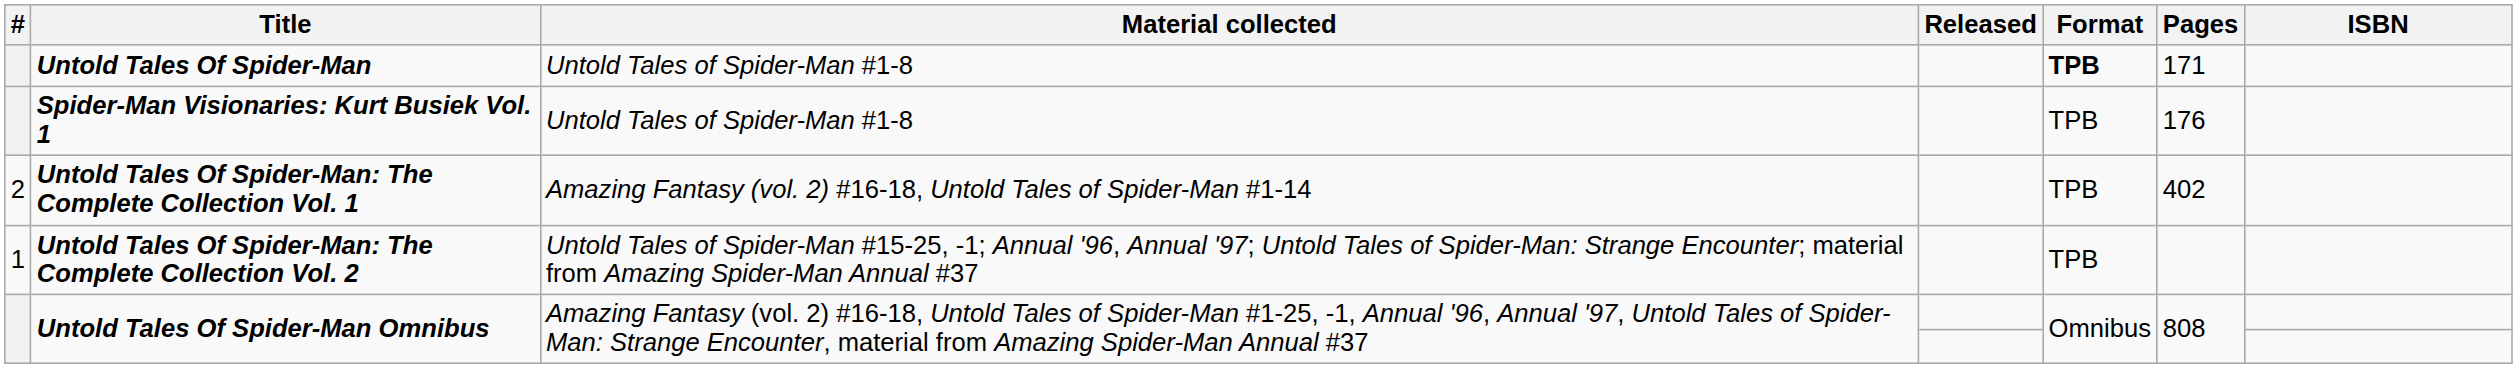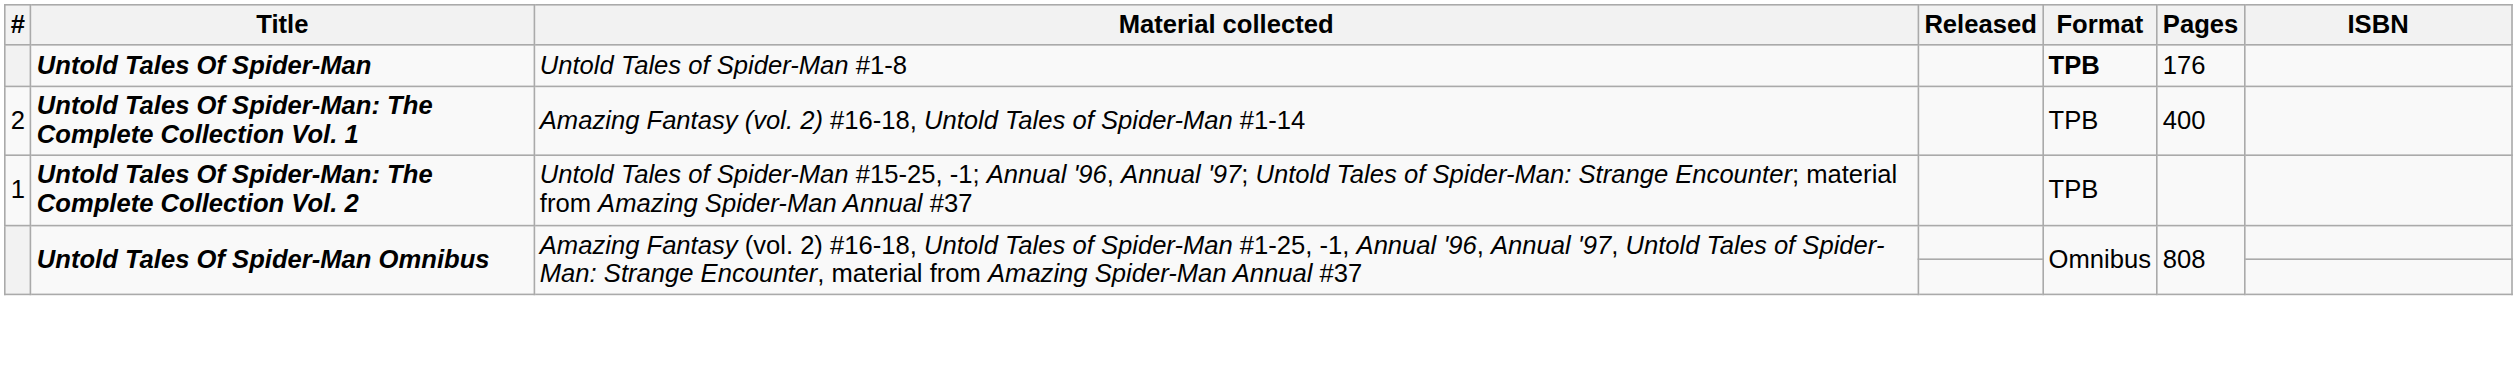(2184, 65) 171 -> (2184, 65) 176
- row: (284, 120)
(2184, 189) 402 -> (2184, 120) 400
